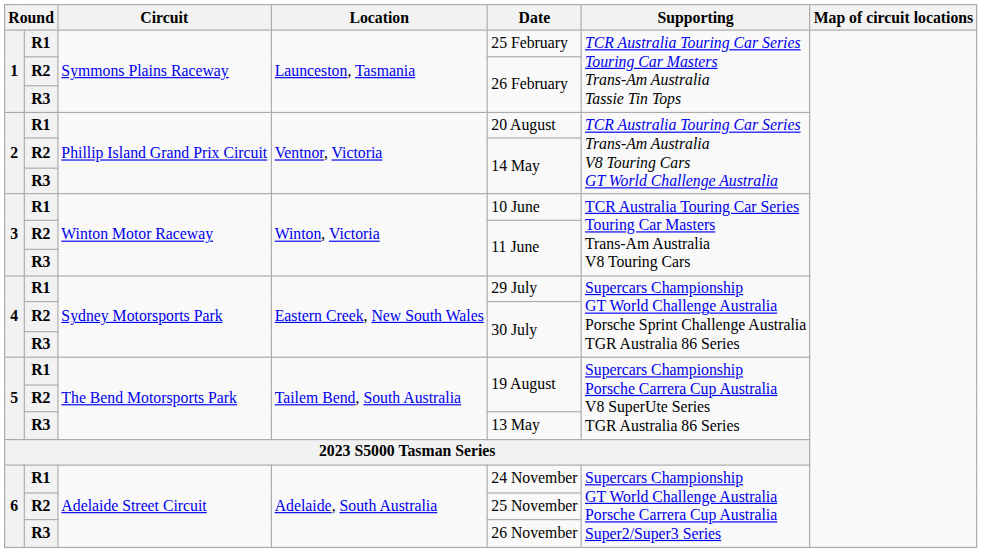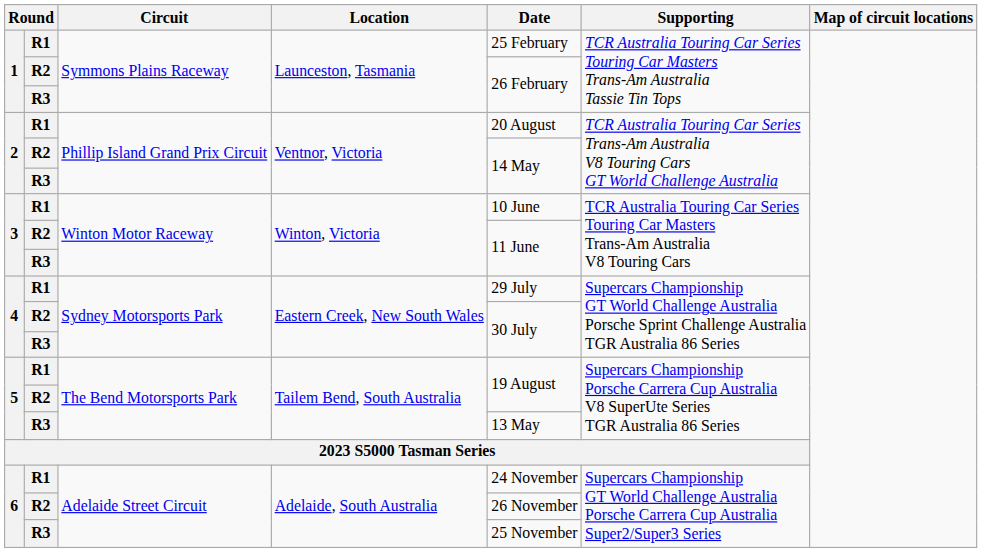(534, 505) 25 November -> (534, 505) 26 November
(534, 532) 26 November -> (534, 532) 25 November
